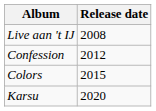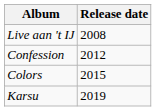(93, 95) 2020 -> (93, 95) 2019
